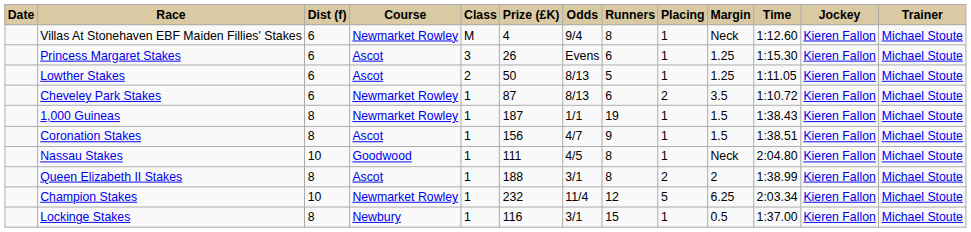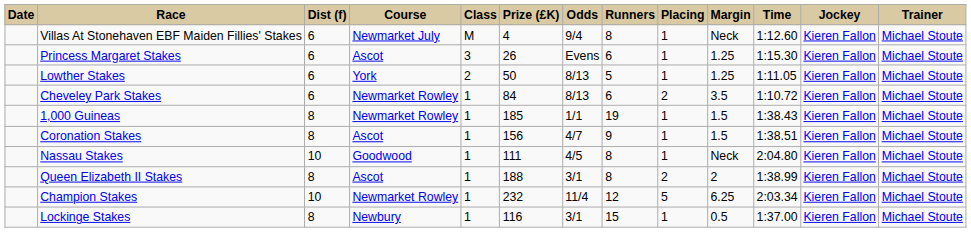(405, 35) Newmarket Rowley -> (396, 35) Newmarket July
(368, 75) Ascot -> (364, 75) York
(510, 95) 87 -> (510, 95) 84
(513, 116) 187 -> (513, 116) 185
